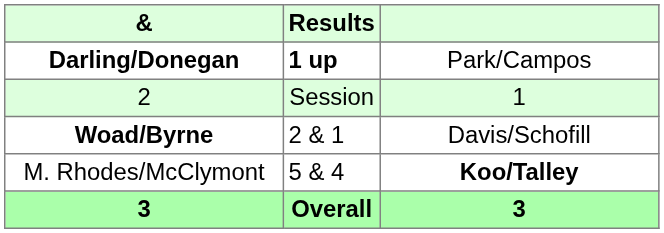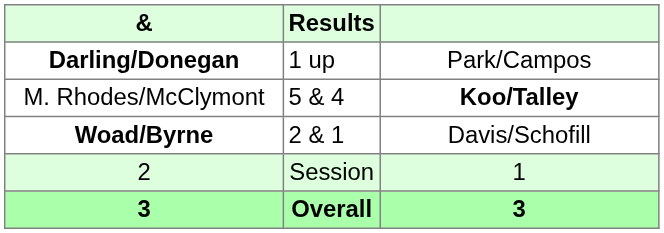(313, 60) bold -> (312, 60) normal
rows swapped: (144, 172) <-> (144, 97)
